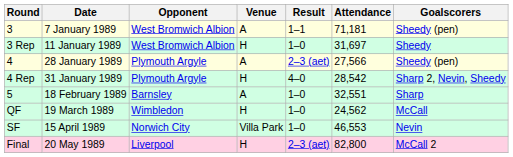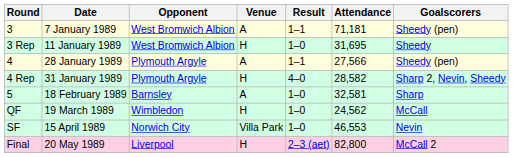(350, 45) 31,697 -> (350, 45) 31,695
(309, 62) 2–3 (aet) -> (297, 62) 1–1
(350, 78) 28,542 -> (350, 78) 28,582
(350, 95) 32,551 -> (350, 95) 32,581
